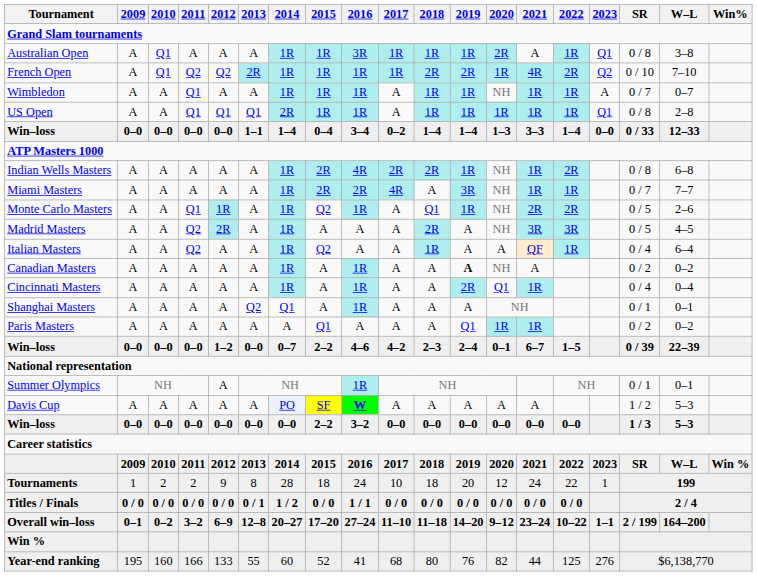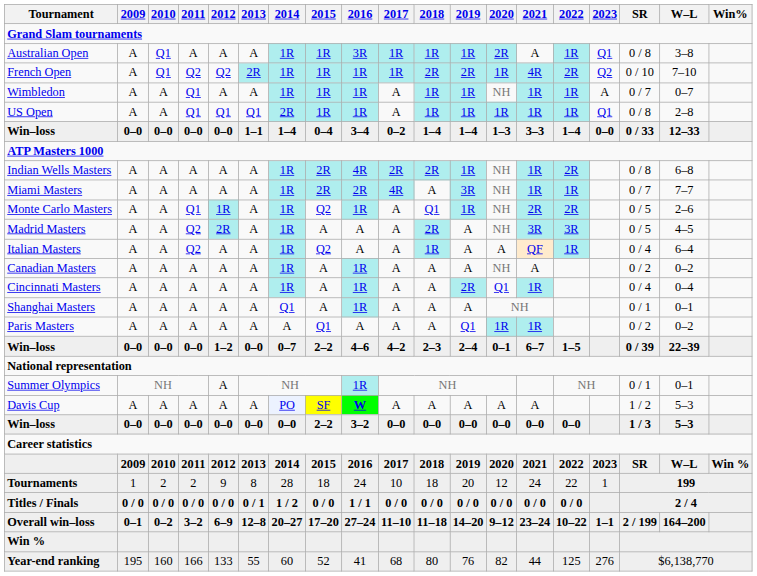(468, 268) bold -> (468, 268) normal
(254, 307) Q2 -> (254, 307) A
